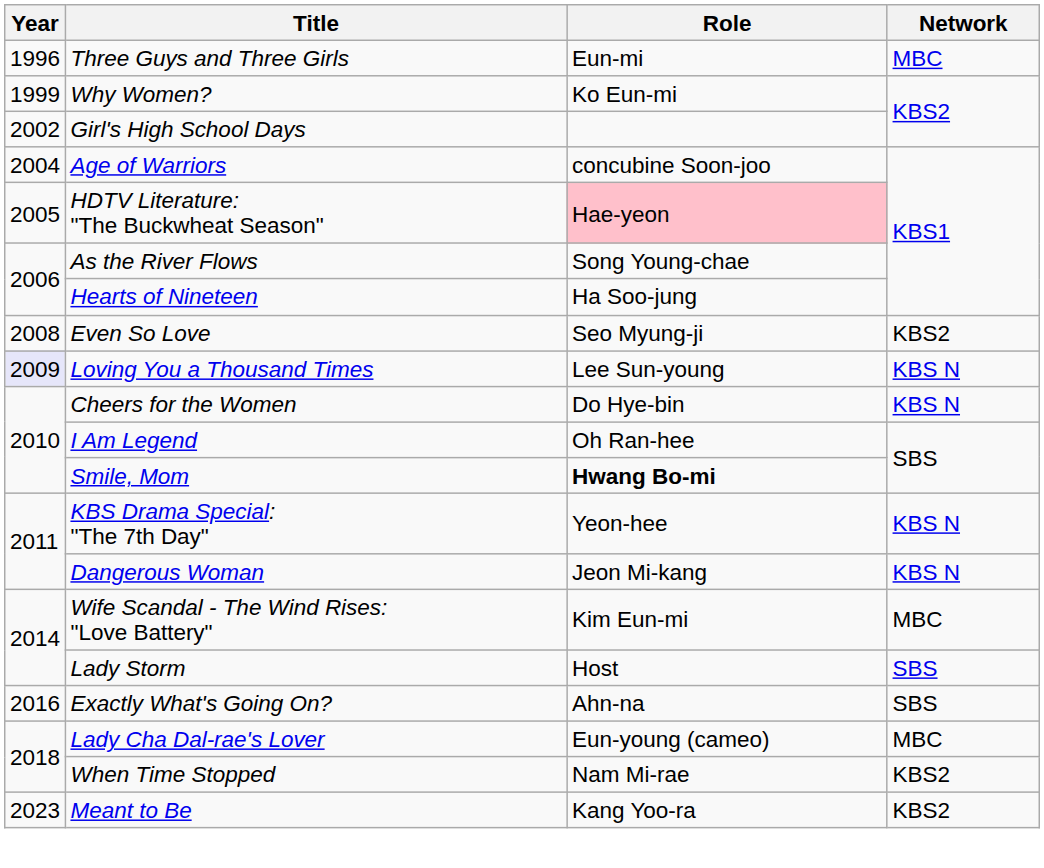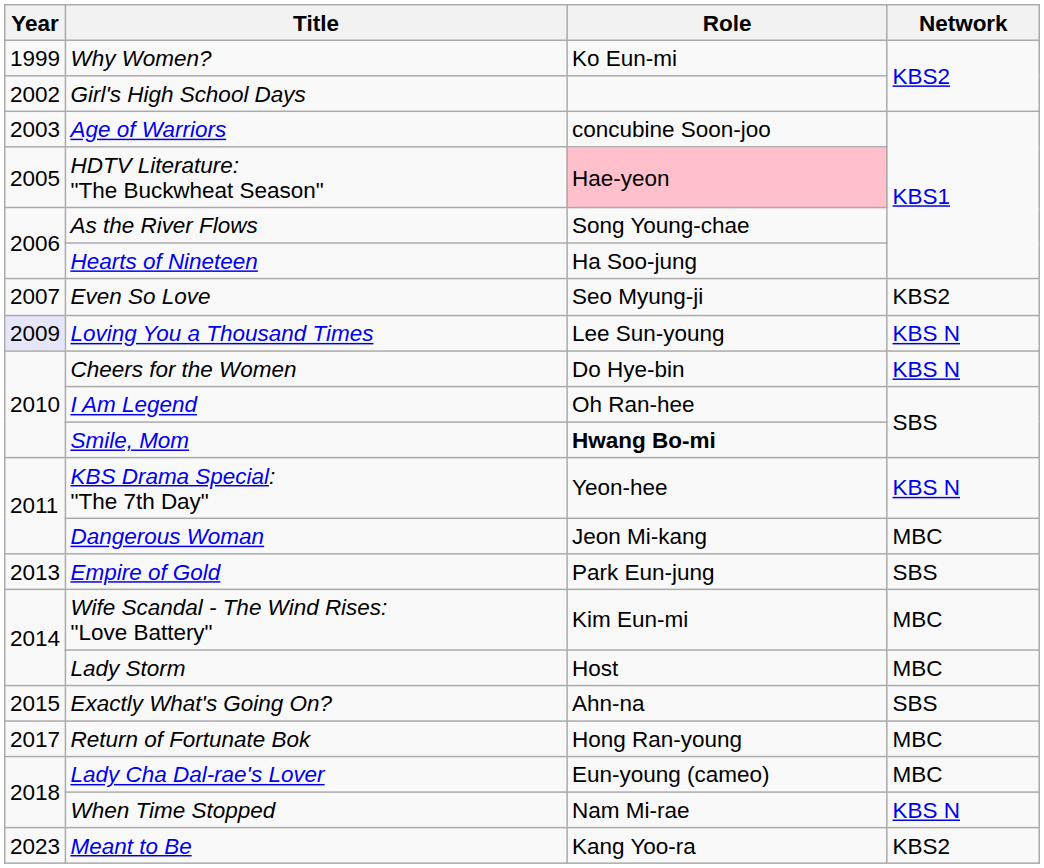- row: (210, 58)
(35, 165) 2004 -> (35, 130) 2003
(35, 333) 2008 -> (35, 297) 2007
(926, 572) KBS N -> (918, 536) MBC
+ row: (145, 572)
(915, 668) SBS -> (918, 668) MBC
(35, 704) 2016 -> (35, 704) 2015
+ row: (190, 739)
(921, 775) KBS2 -> (926, 810) KBS N
